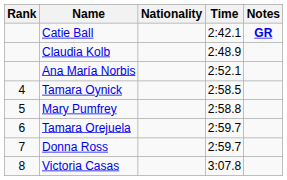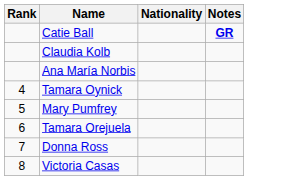- column: (224, 14)
